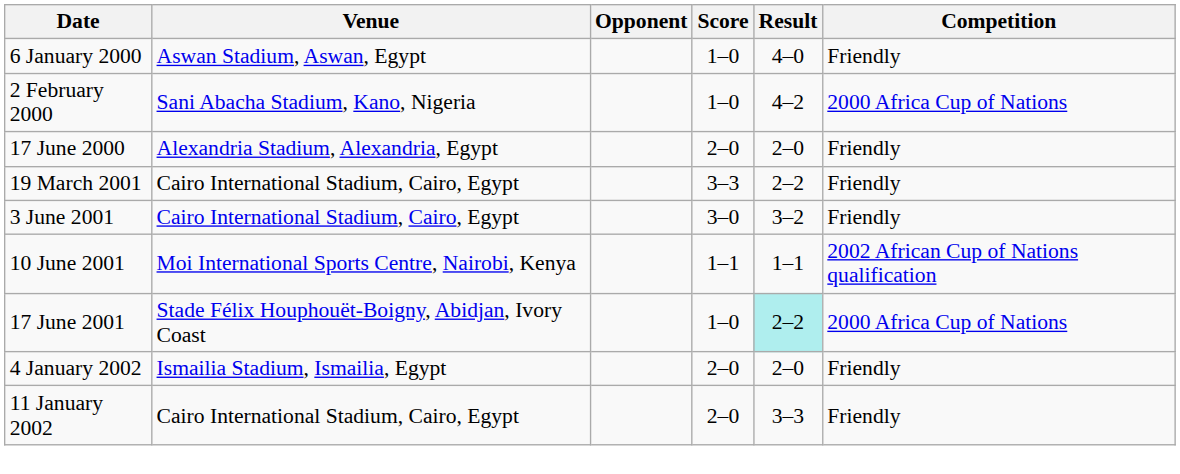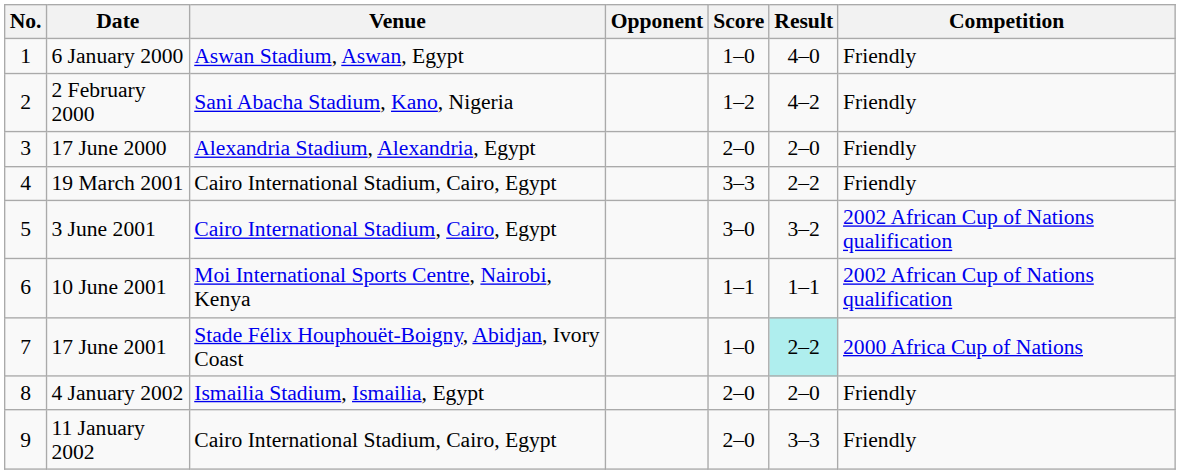+ column: (26, 21)
(723, 102) 1–0 -> (739, 102) 1–2
(947, 102) 2000 Africa Cup of Nations -> (880, 102) Friendly
(864, 217) Friendly -> (968, 229) 2002 African Cup of Nations qualification
